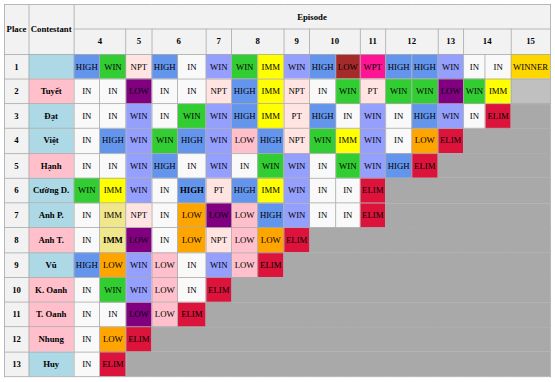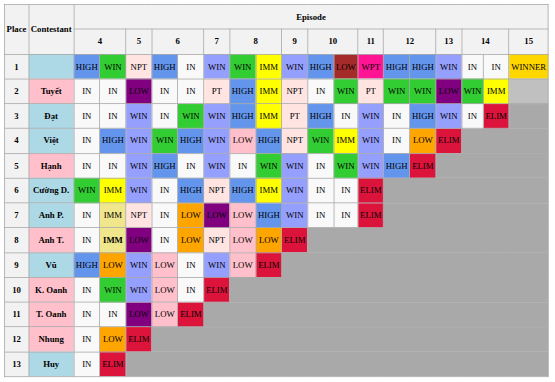(219, 91) NPT -> (217, 91) PT
(192, 190) bold -> (191, 190) normal
(219, 190) PT -> (217, 190) NPT
